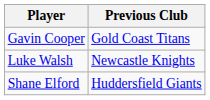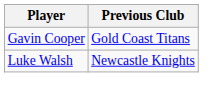- row: (44, 83)
